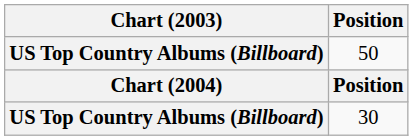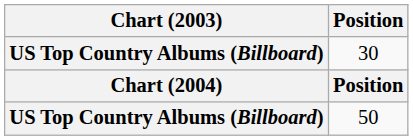rows swapped: (368, 118) <-> (368, 53)
